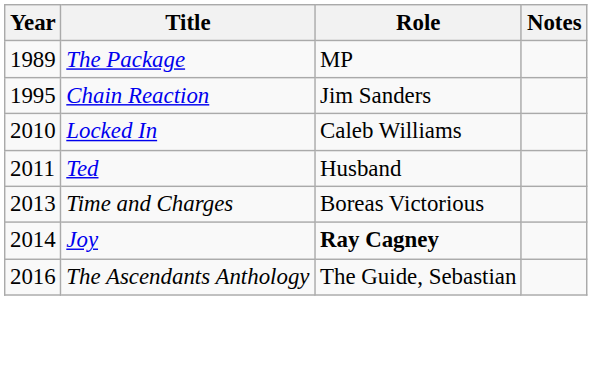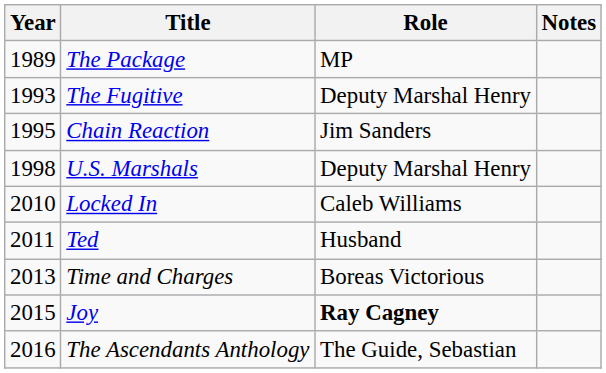+ row: (124, 95)
+ row: (132, 167)
(33, 240) 2014 -> (33, 312) 2015
